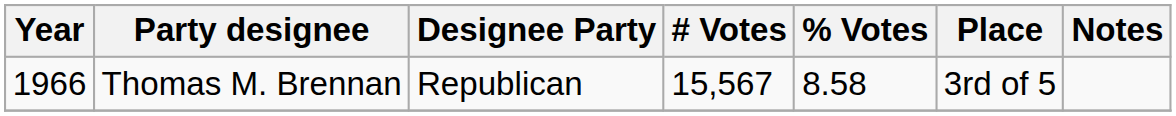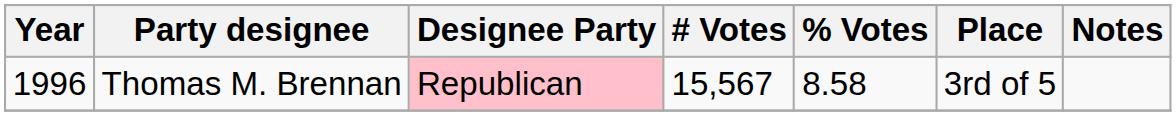(50, 83) 1966 -> (50, 83) 1996
(500, 83) no background -> (500, 83) pink background
